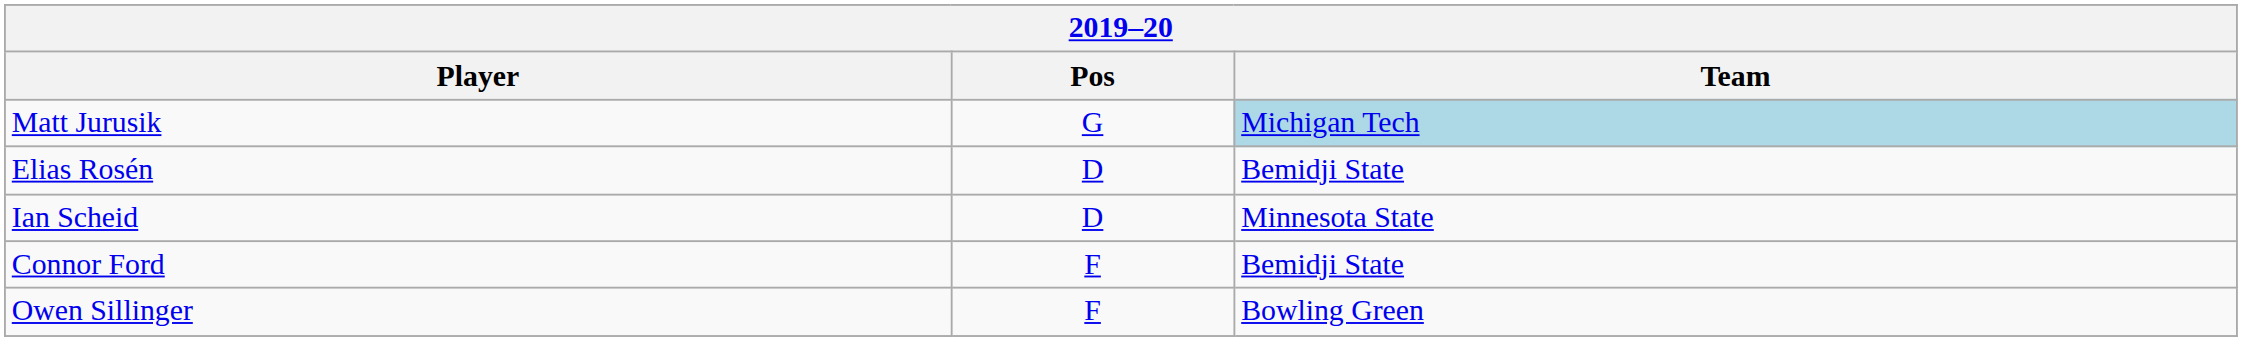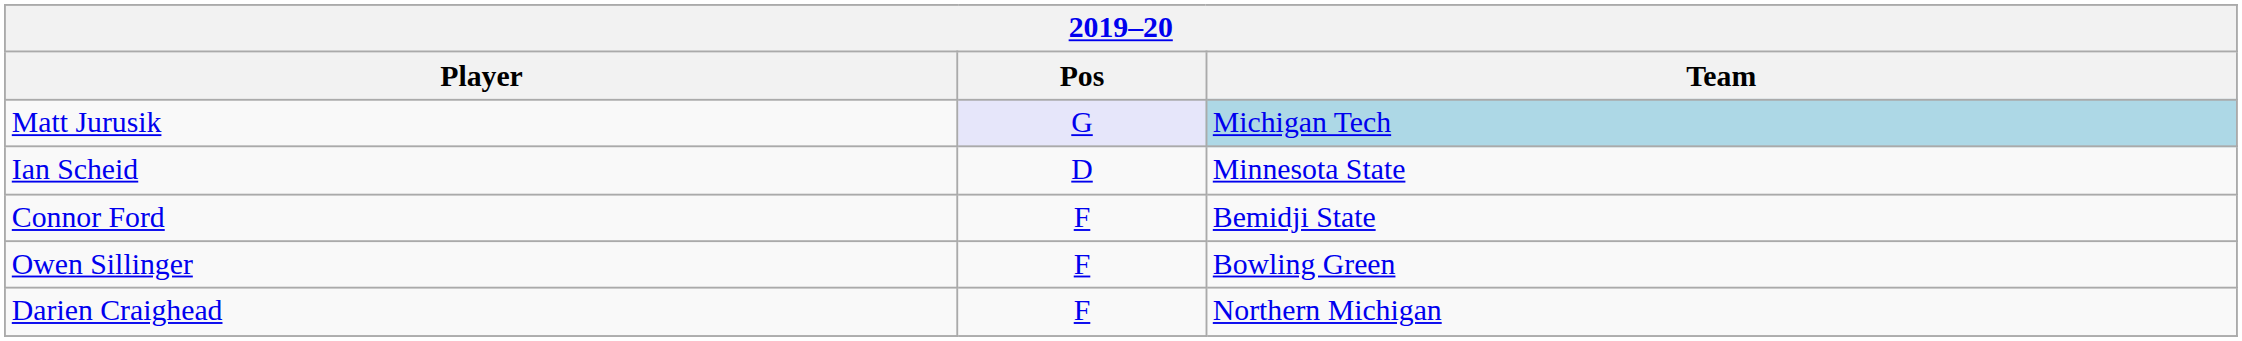(1093, 122) no background -> (1082, 122) lavender background
- row: (82, 169)
+ row: (117, 311)
